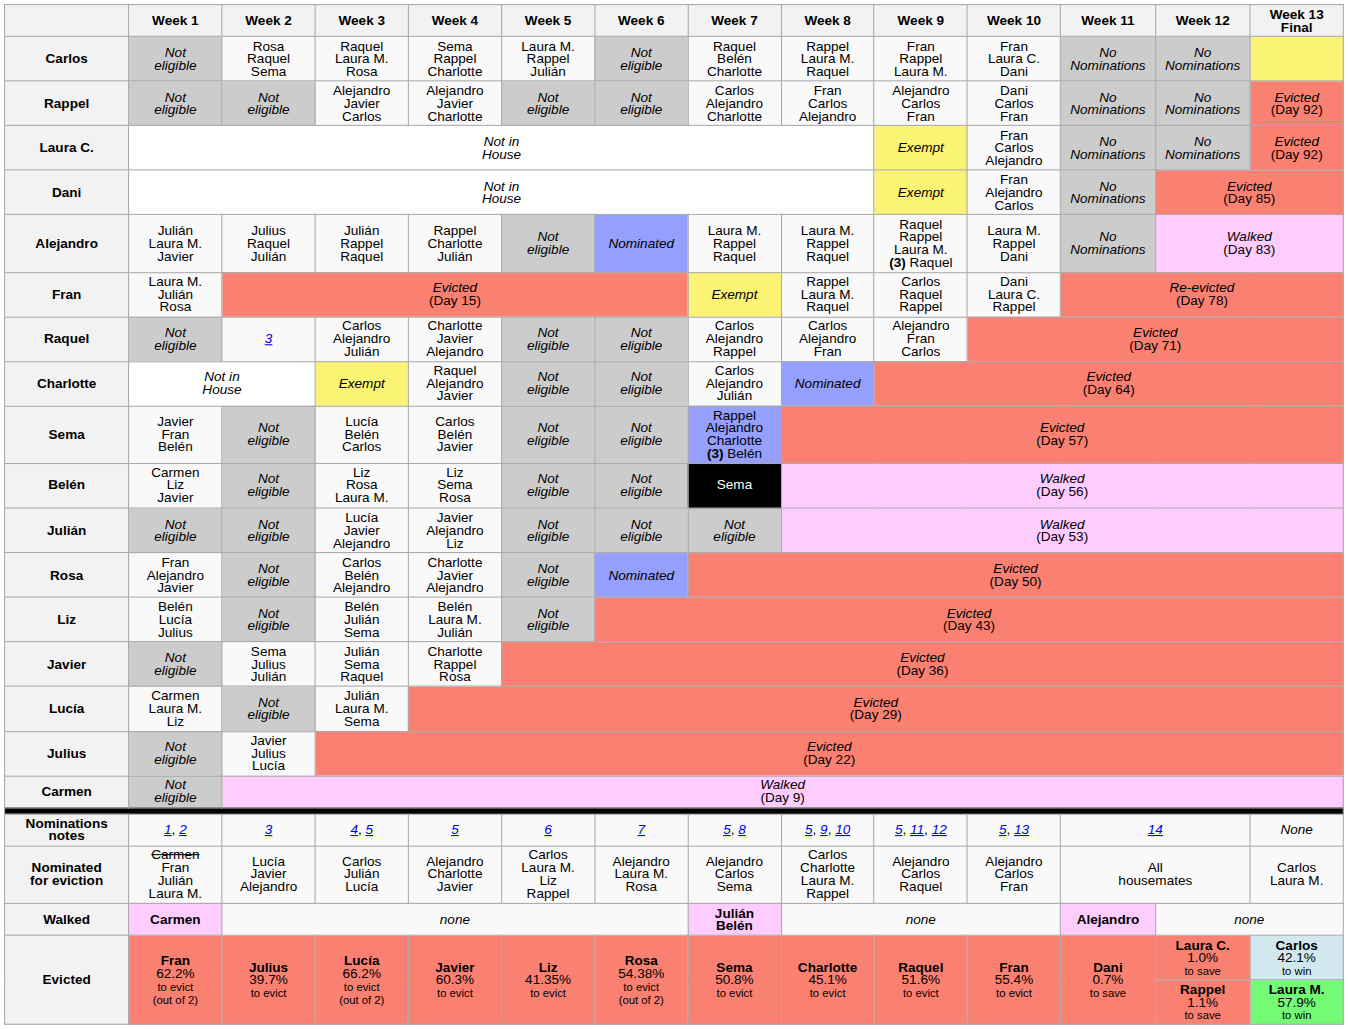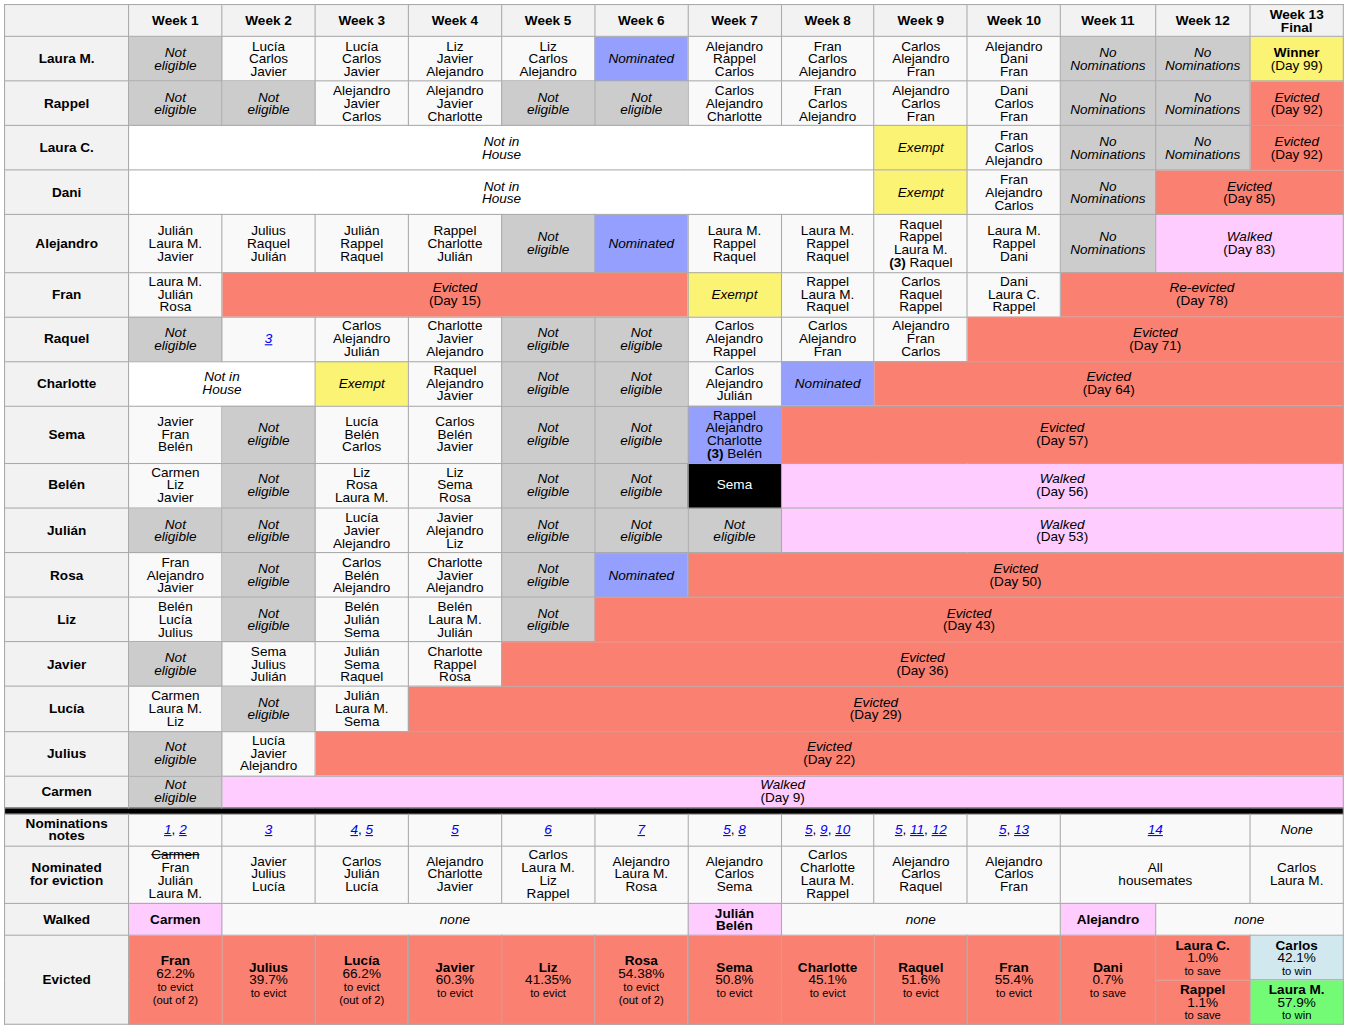+ row: (67, 58)
- row: (67, 58)
(269, 753) Javier Julius Lucía -> (269, 753) Lucía Javier Alejandro
(269, 874) Lucía Javier Alejandro -> (269, 874) Javier Julius Lucía
